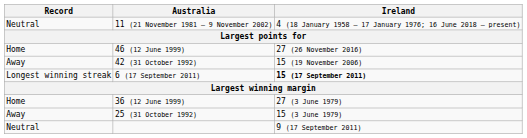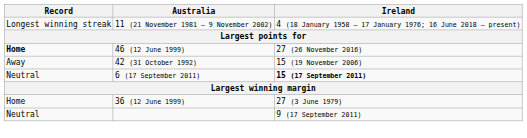(23, 24) Neutral -> (59, 24) Longest winning streak
(16, 50) normal -> (16, 50) bold
(59, 75) Longest winning streak -> (23, 75) Neutral
- row: (156, 114)
